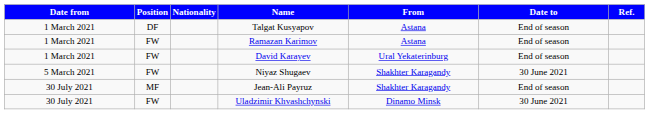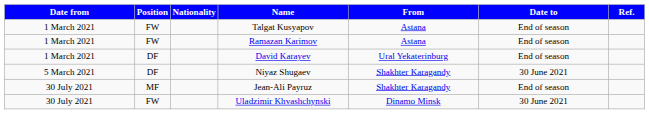(152, 27) DF -> (152, 27) FW
(152, 57) FW -> (152, 57) DF
(152, 72) FW -> (152, 72) DF
